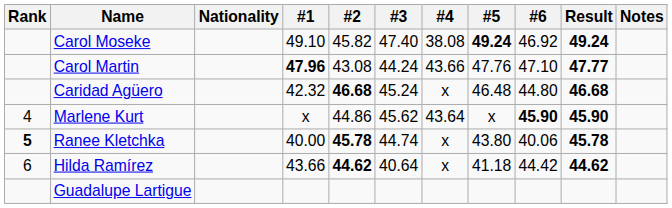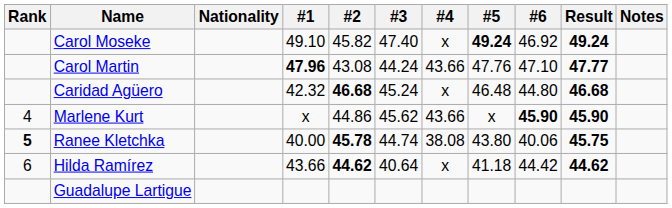(445, 41) 38.08 -> (445, 41) x
(445, 116) 43.64 -> (445, 116) 43.66
(445, 141) x -> (445, 141) 38.08
(589, 141) 45.78 -> (589, 141) 45.75
